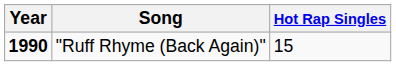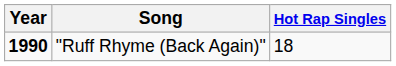(284, 46) 15 -> (284, 46) 18
